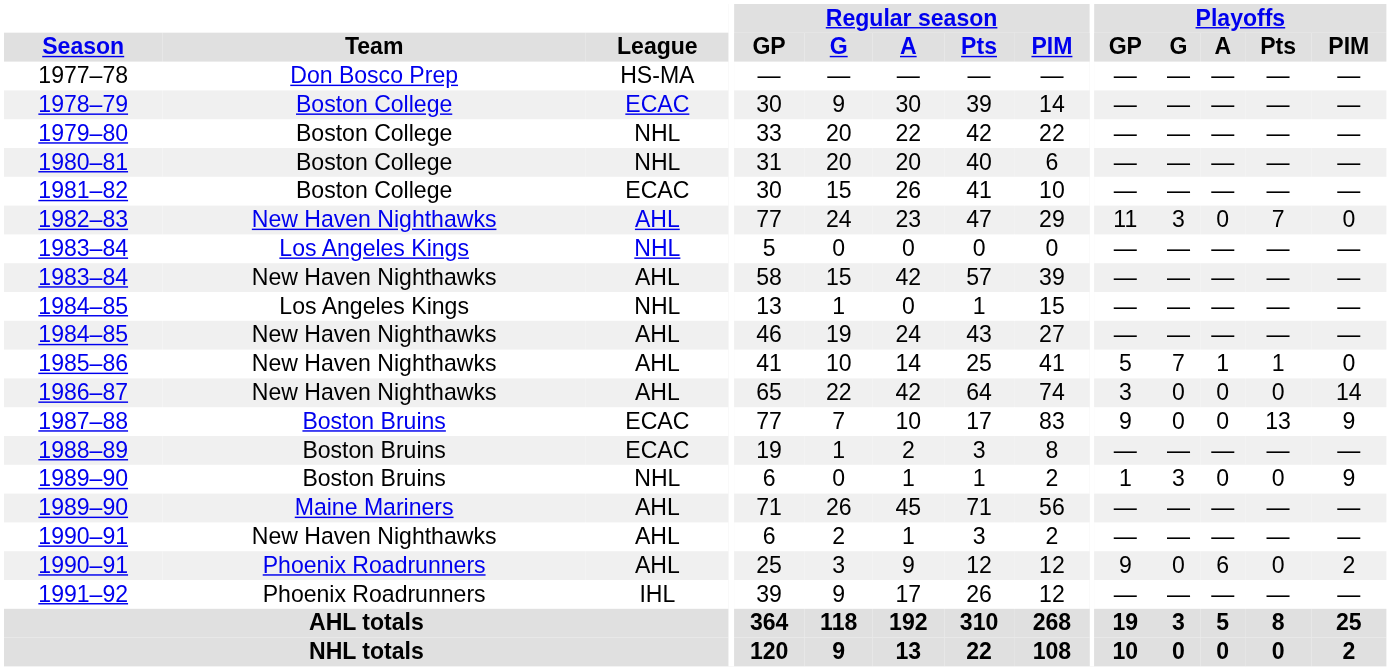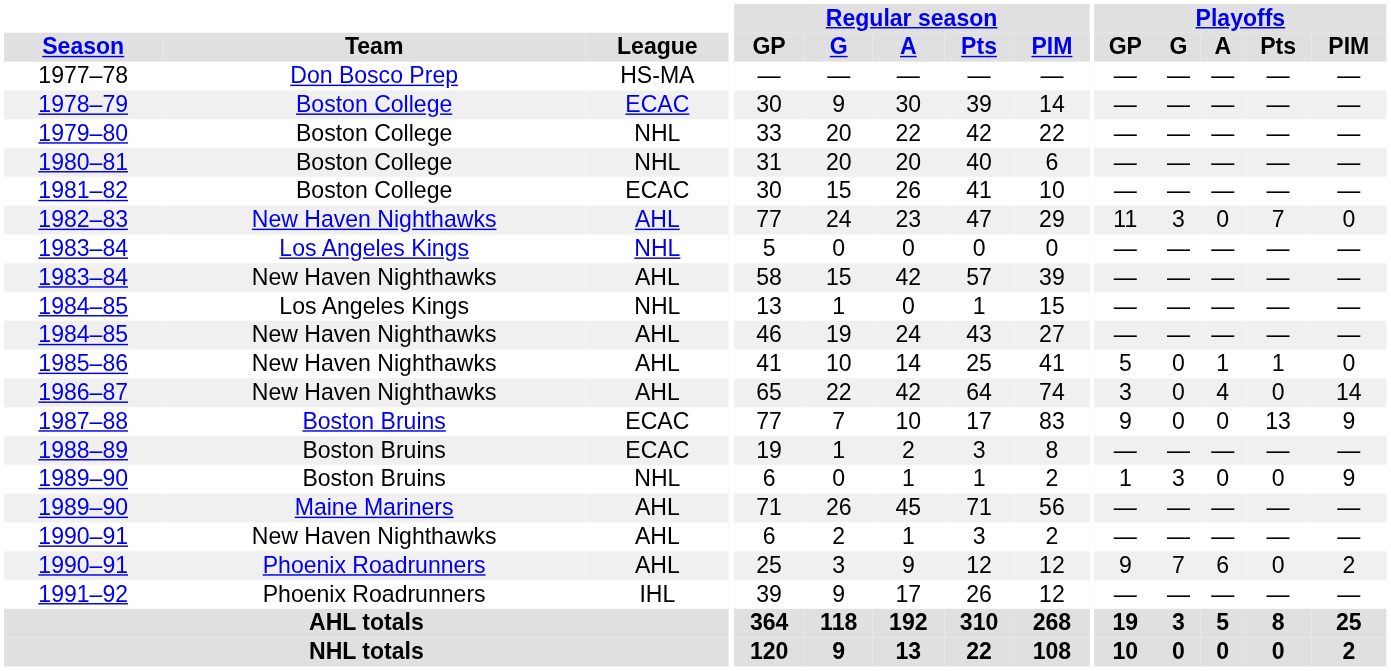(1178, 363) 7 -> (1178, 363) 0
(1223, 392) 0 -> (1223, 392) 4
(1178, 565) 0 -> (1178, 565) 7
